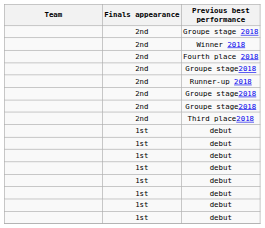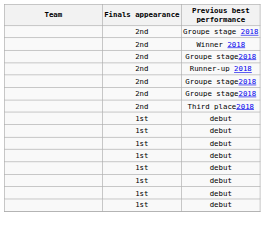- row: (142, 56)
